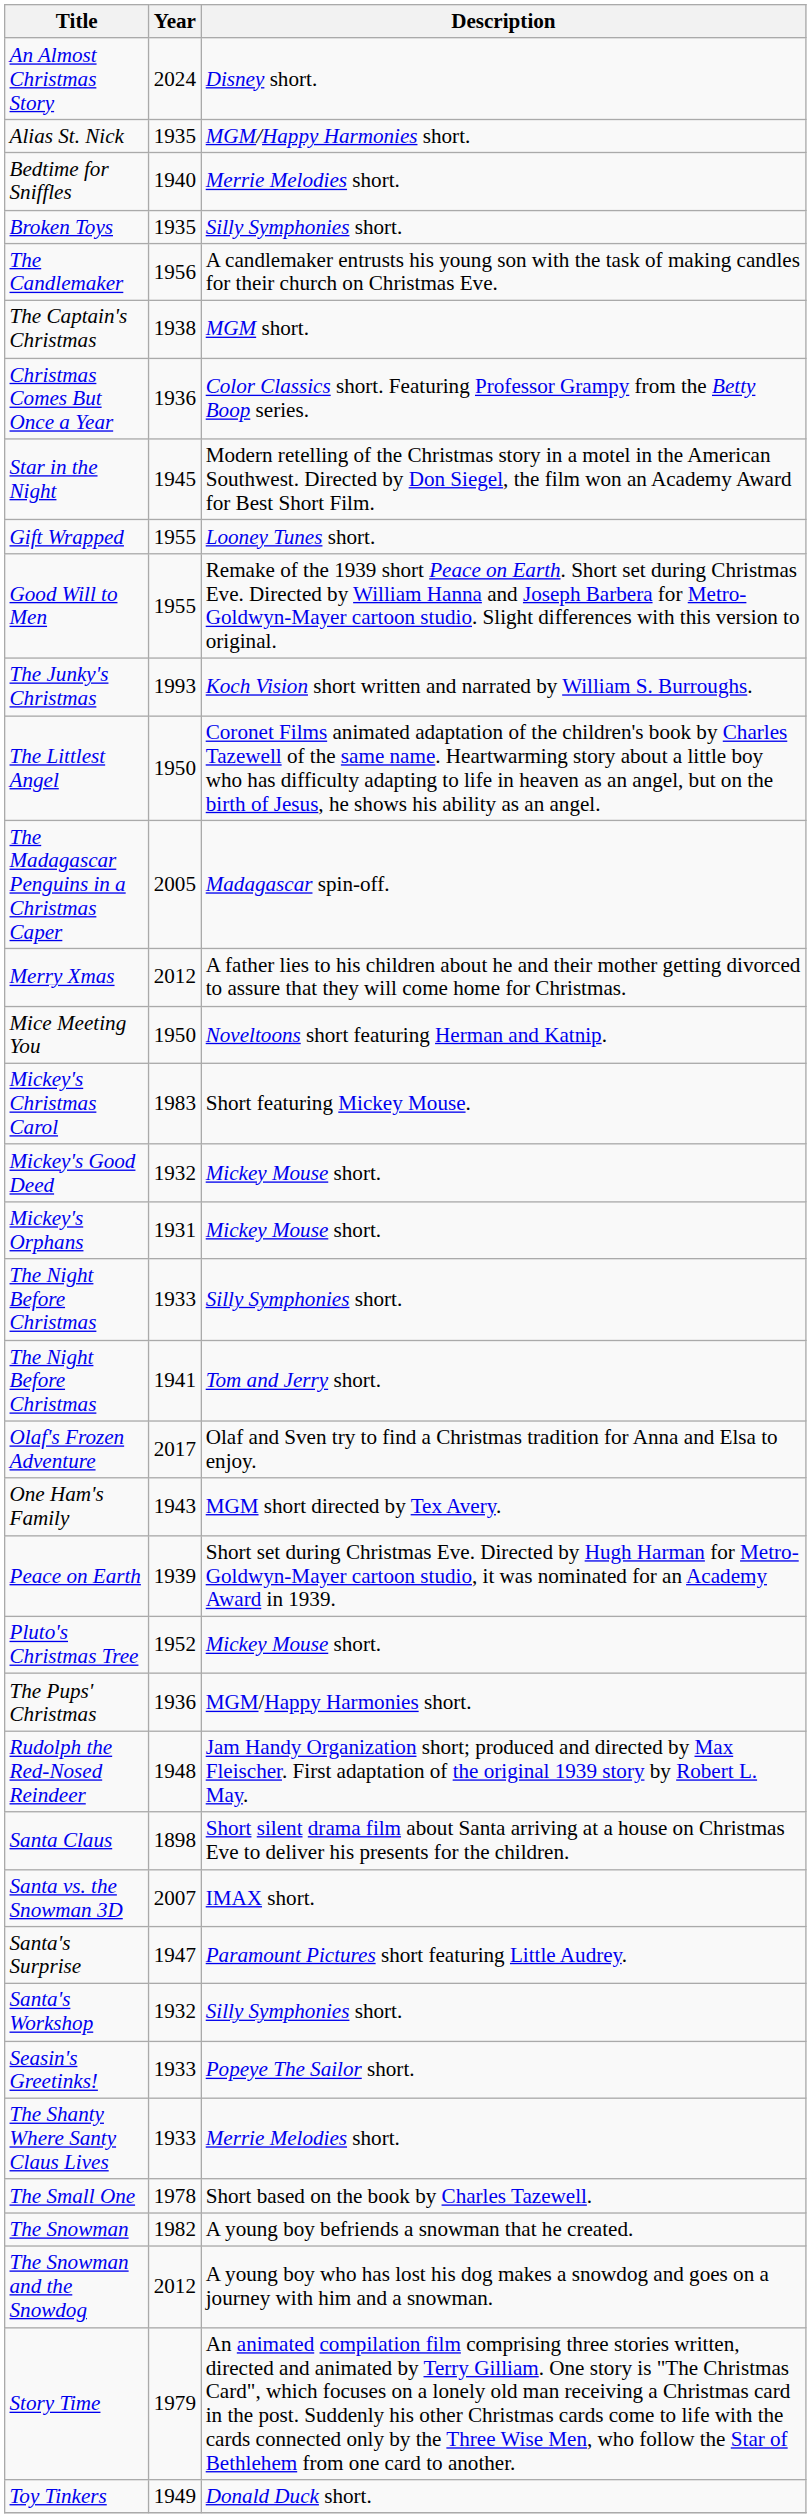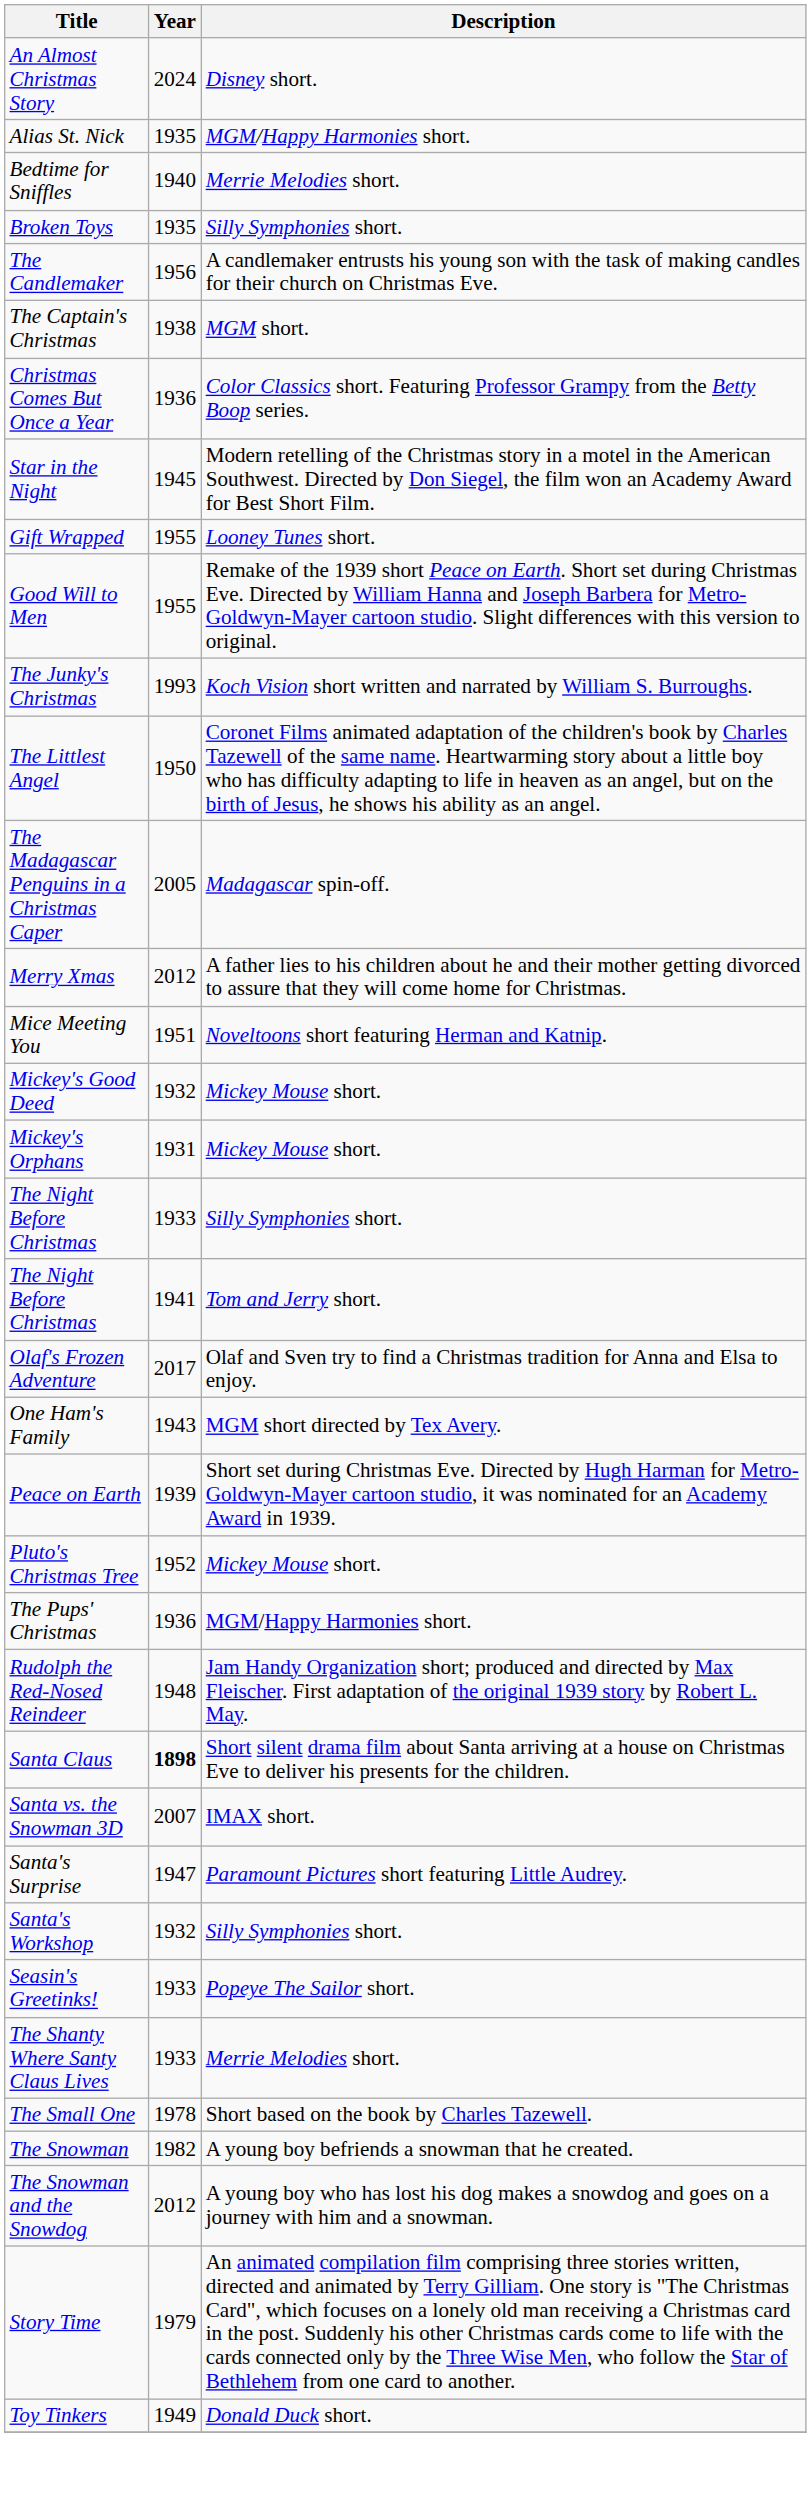(175, 1034) 1950 -> (175, 1034) 1951
- row: (53, 1103)
(175, 1840) normal -> (175, 1759) bold
